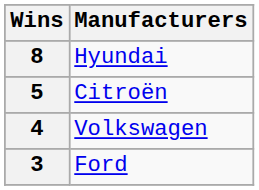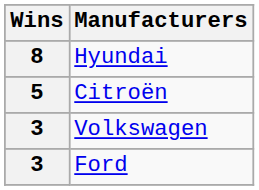(37, 131) 4 -> (37, 131) 3
